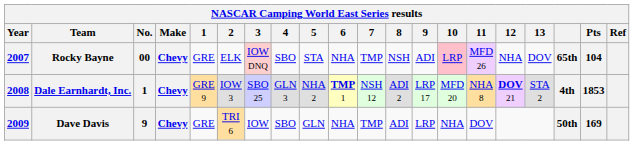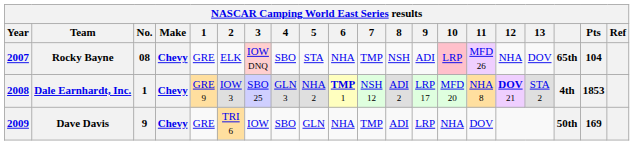(145, 58) 00 -> (145, 58) 08
